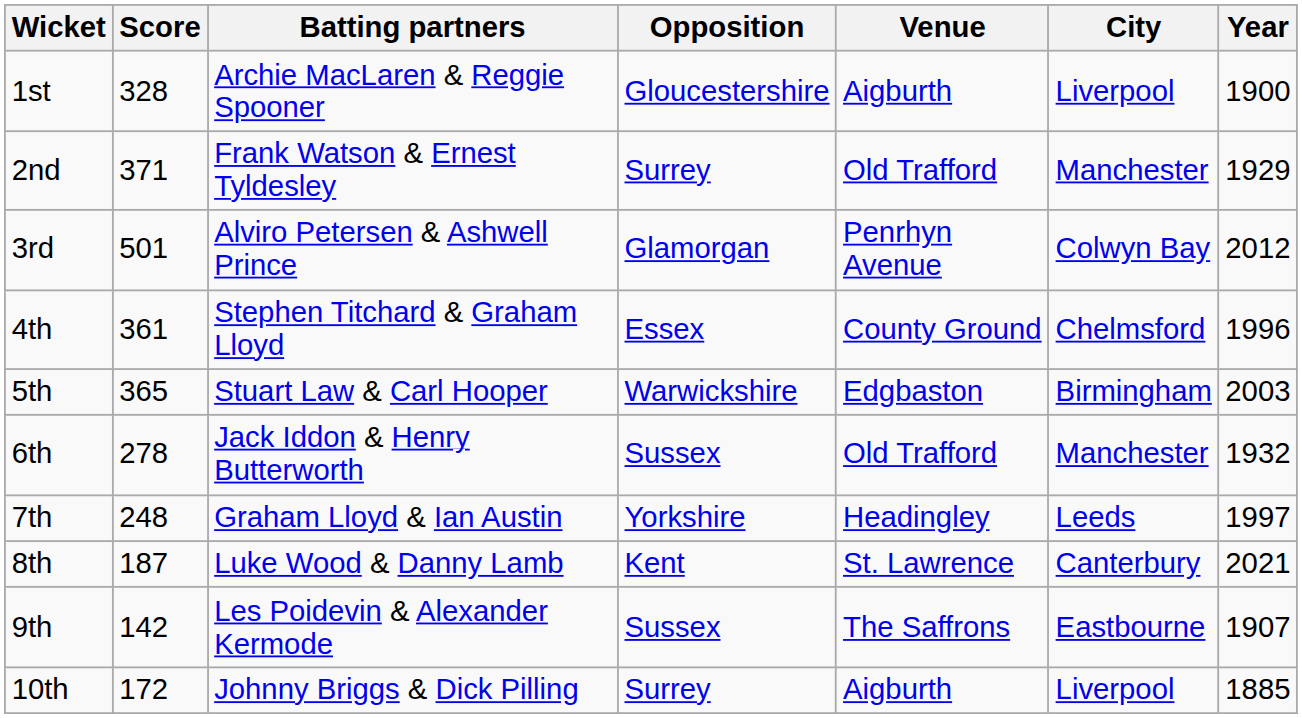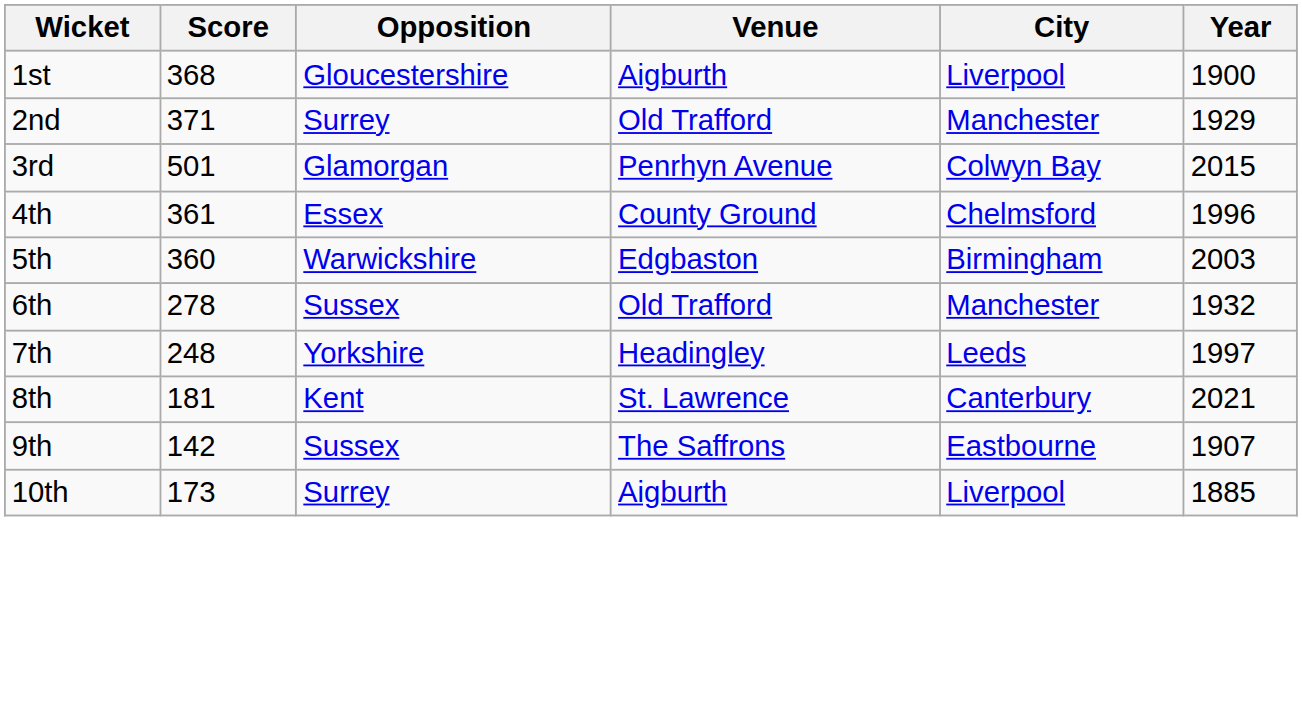- column: (413, 27)
(144, 90) 328 -> (191, 74) 368
(1258, 249) 2012 -> (1223, 167) 2015
(144, 391) 365 -> (191, 259) 360
(144, 563) 187 -> (191, 399) 181
(144, 689) 172 -> (191, 492) 173
